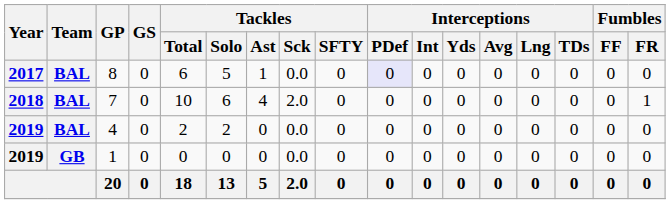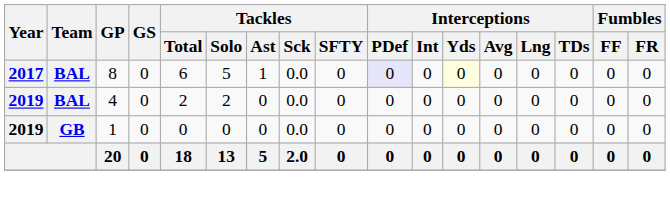(461, 73) no background -> (461, 73) lightyellow background
- row: (113, 101)
